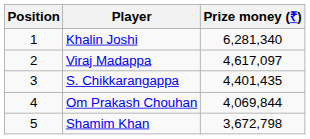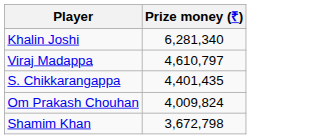- column: (34, 16)
(253, 60) 4,617,097 -> (194, 60) 4,610,797
(253, 102) 4,069,844 -> (194, 102) 4,009,824
